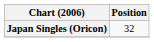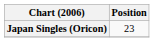(129, 28) 32 -> (129, 28) 23
